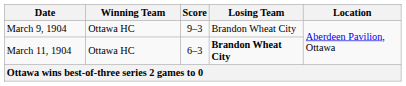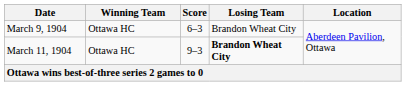(195, 28) 9–3 -> (195, 28) 6–3
(195, 50) 6–3 -> (195, 50) 9–3
